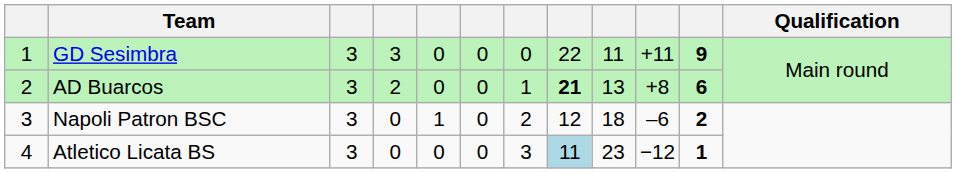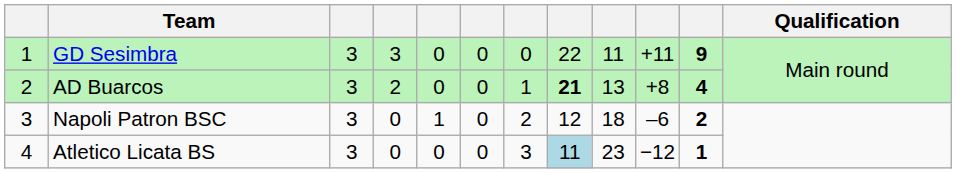(702, 87) 6 -> (702, 87) 4
